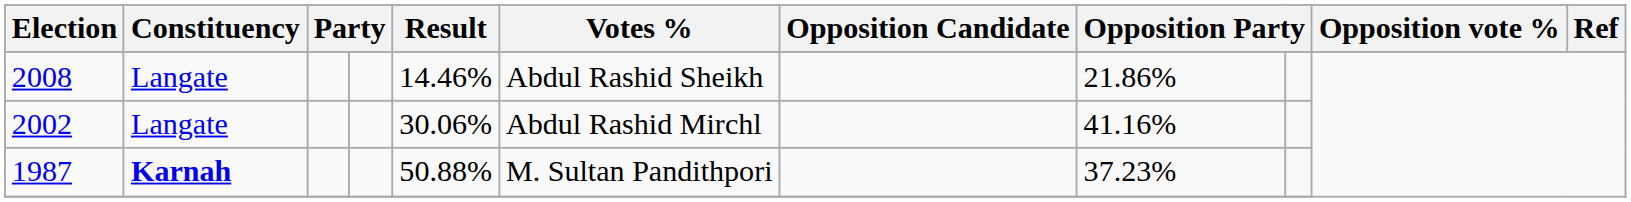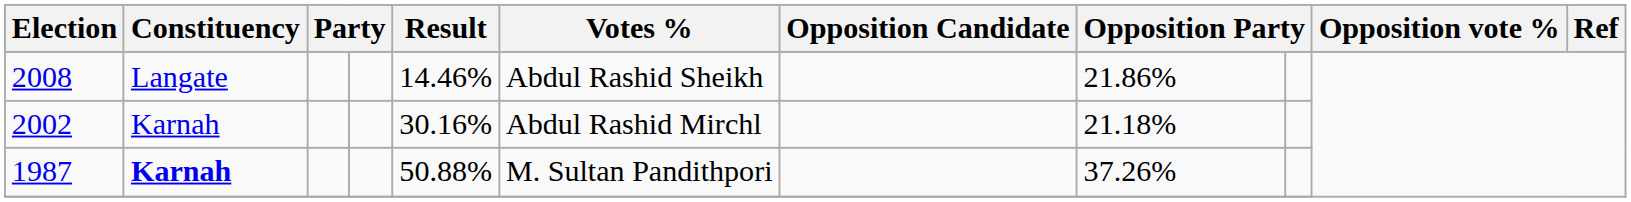(179, 123) Langate -> (175, 123) Karnah
(446, 123) 30.06% -> (446, 123) 30.16%
(1130, 123) 41.16% -> (1130, 123) 21.18%
(1130, 171) 37.23% -> (1130, 171) 37.26%
